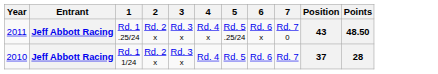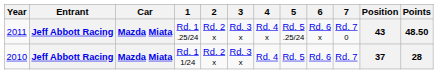+ column: (145, 12)
